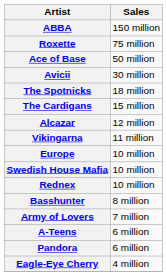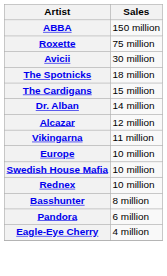- row: (57, 59)
+ row: (57, 106)
- row: (57, 216)
- row: (57, 232)
